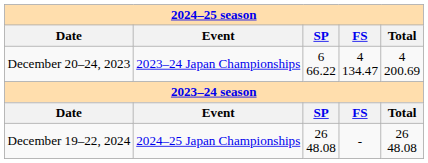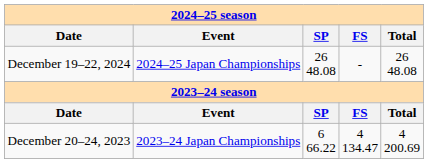rows swapped: (69, 141) <-> (69, 63)
